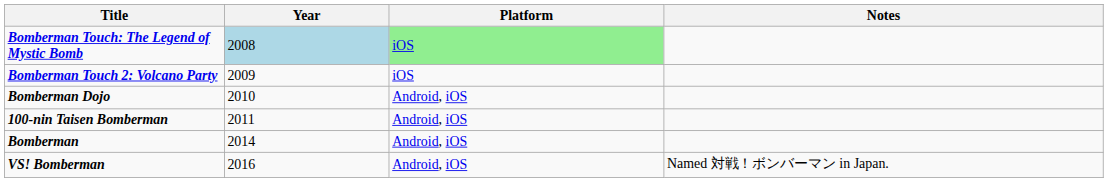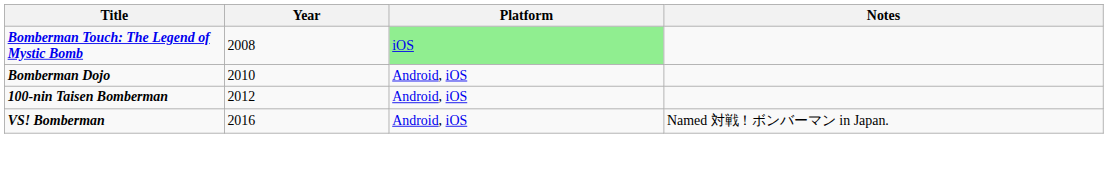(241, 45) lightblue background -> (241, 45) no background
- row: (113, 75)
(241, 119) 2011 -> (241, 97) 2012
- row: (43, 141)
